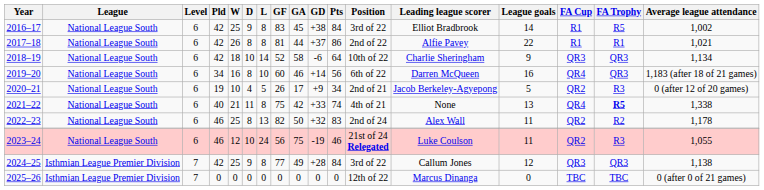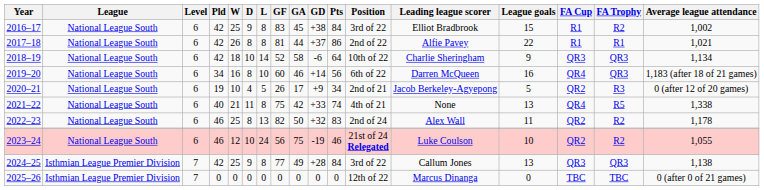(529, 27) 14 -> (529, 27) 15
(619, 27) R5 -> (619, 27) R2
(619, 105) bold -> (619, 105) normal
(529, 141) 11 -> (529, 141) 10
(619, 141) R3 -> (619, 141) R2
(529, 162) 12 -> (529, 162) 13
